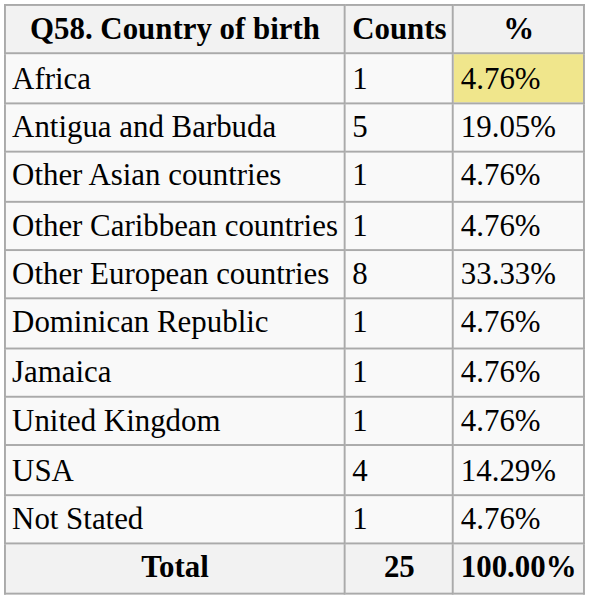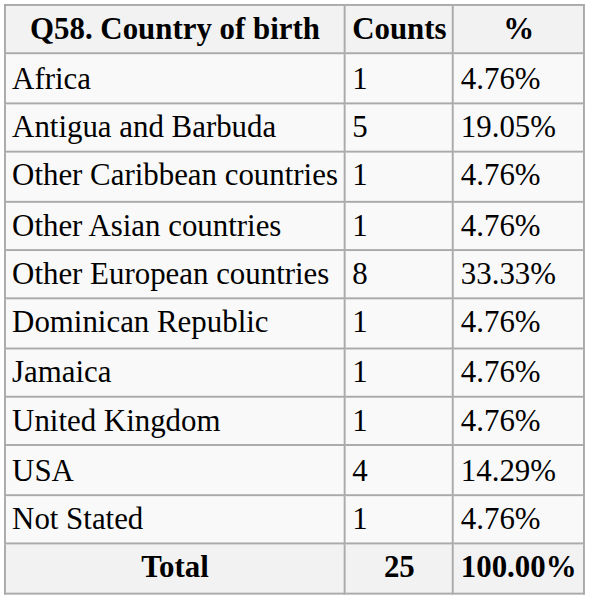(501, 77) khaki background -> (501, 77) no background
rows swapped: (175, 224) <-> (147, 175)
